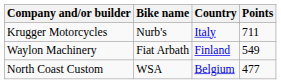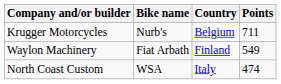(205, 32) Italy -> (215, 32) Belgium
(215, 69) Belgium -> (205, 69) Italy
(251, 69) 477 -> (251, 69) 474
